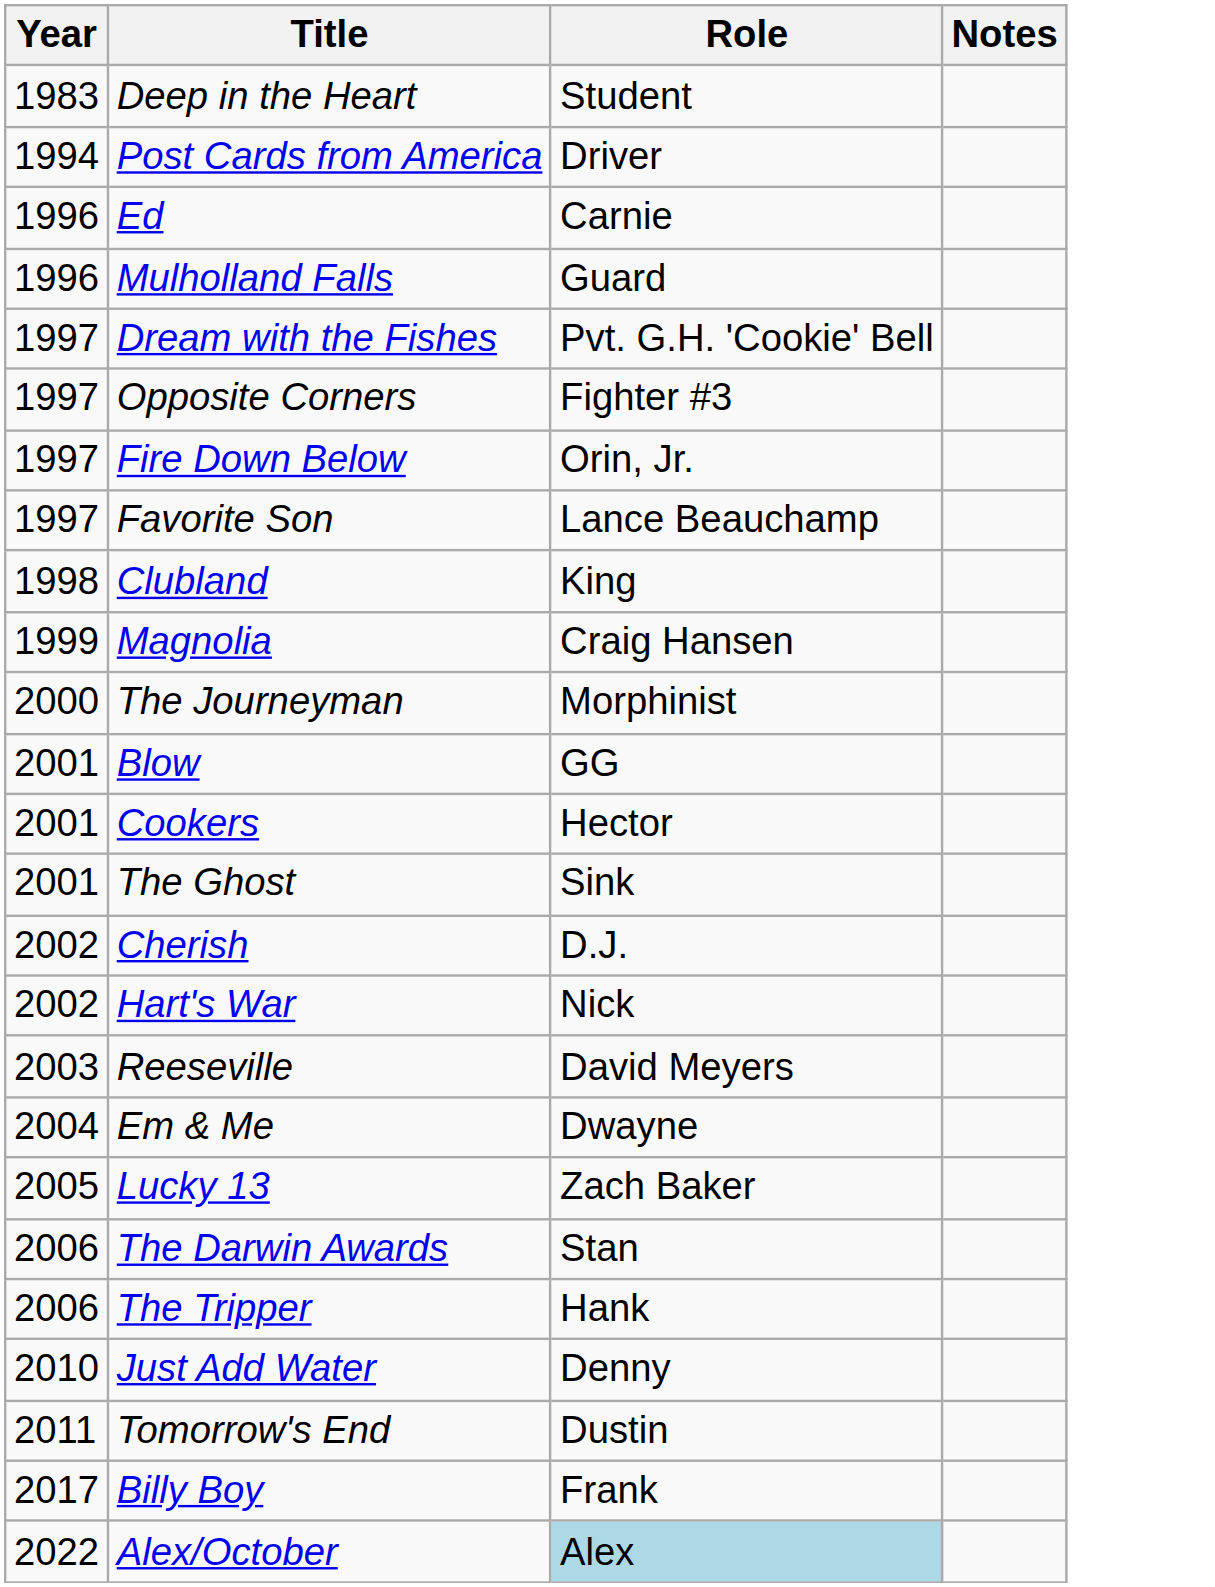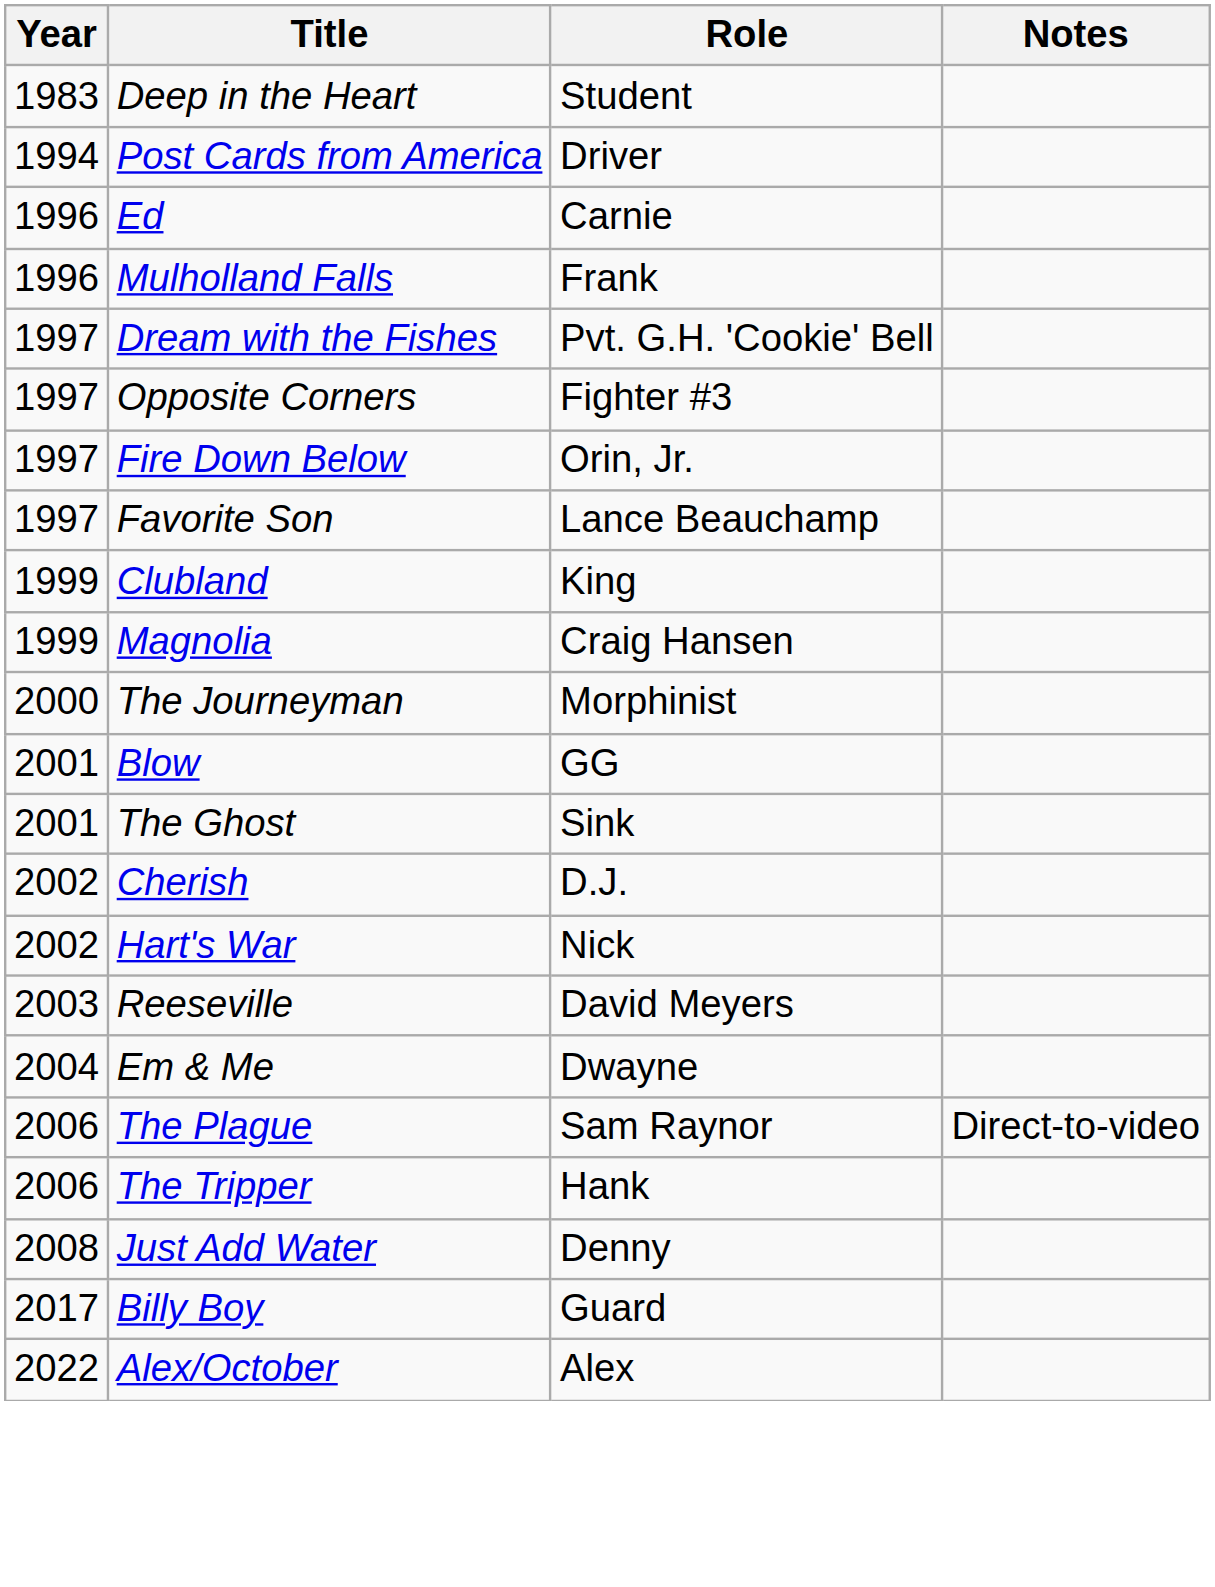(613, 277) Guard -> (609, 277) Frank
(57, 580) 1998 -> (57, 580) 1999
- row: (188, 823)
- row: (193, 1187)
- row: (282, 1247)
+ row: (215, 1126)
(57, 1369) 2010 -> (57, 1247) 2008
- row: (254, 1429)
(609, 1490) Frank -> (613, 1308) Guard
(597, 1550) lightblue background -> (597, 1369) no background
